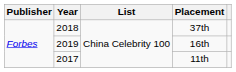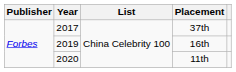(67, 28) 2018 -> (67, 28) 2017
(67, 59) 2017 -> (67, 59) 2020
